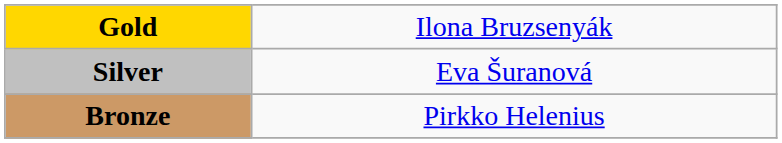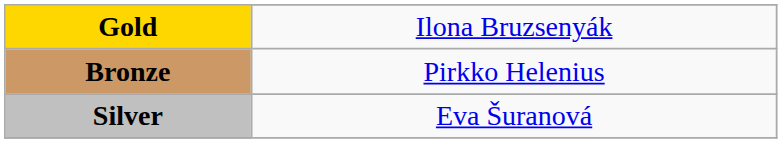rows swapped: (128, 71) <-> (128, 115)
